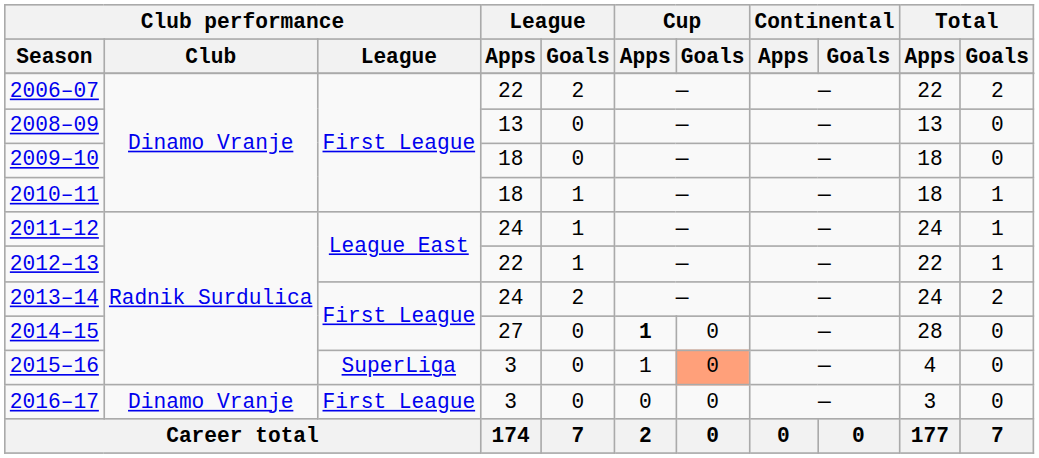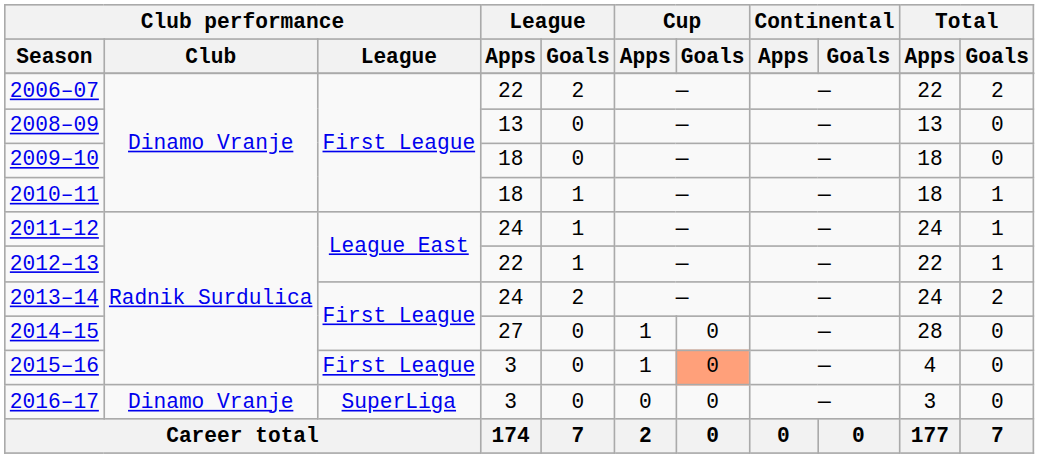(645, 333) bold -> (645, 333) normal
(399, 367) SuperLiga -> (399, 367) First League
(399, 402) First League -> (399, 402) SuperLiga
